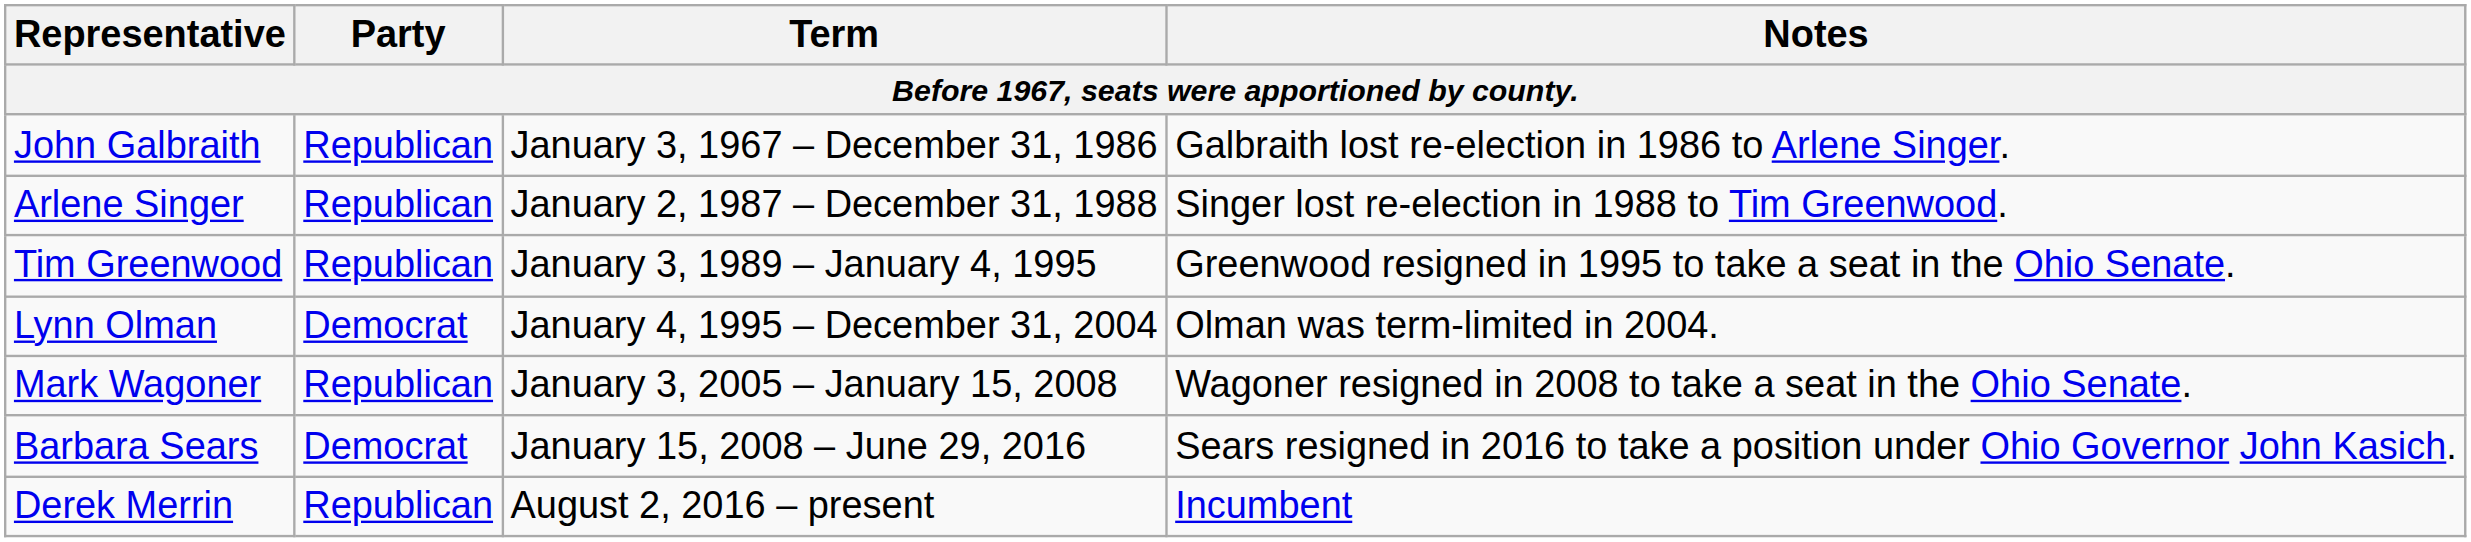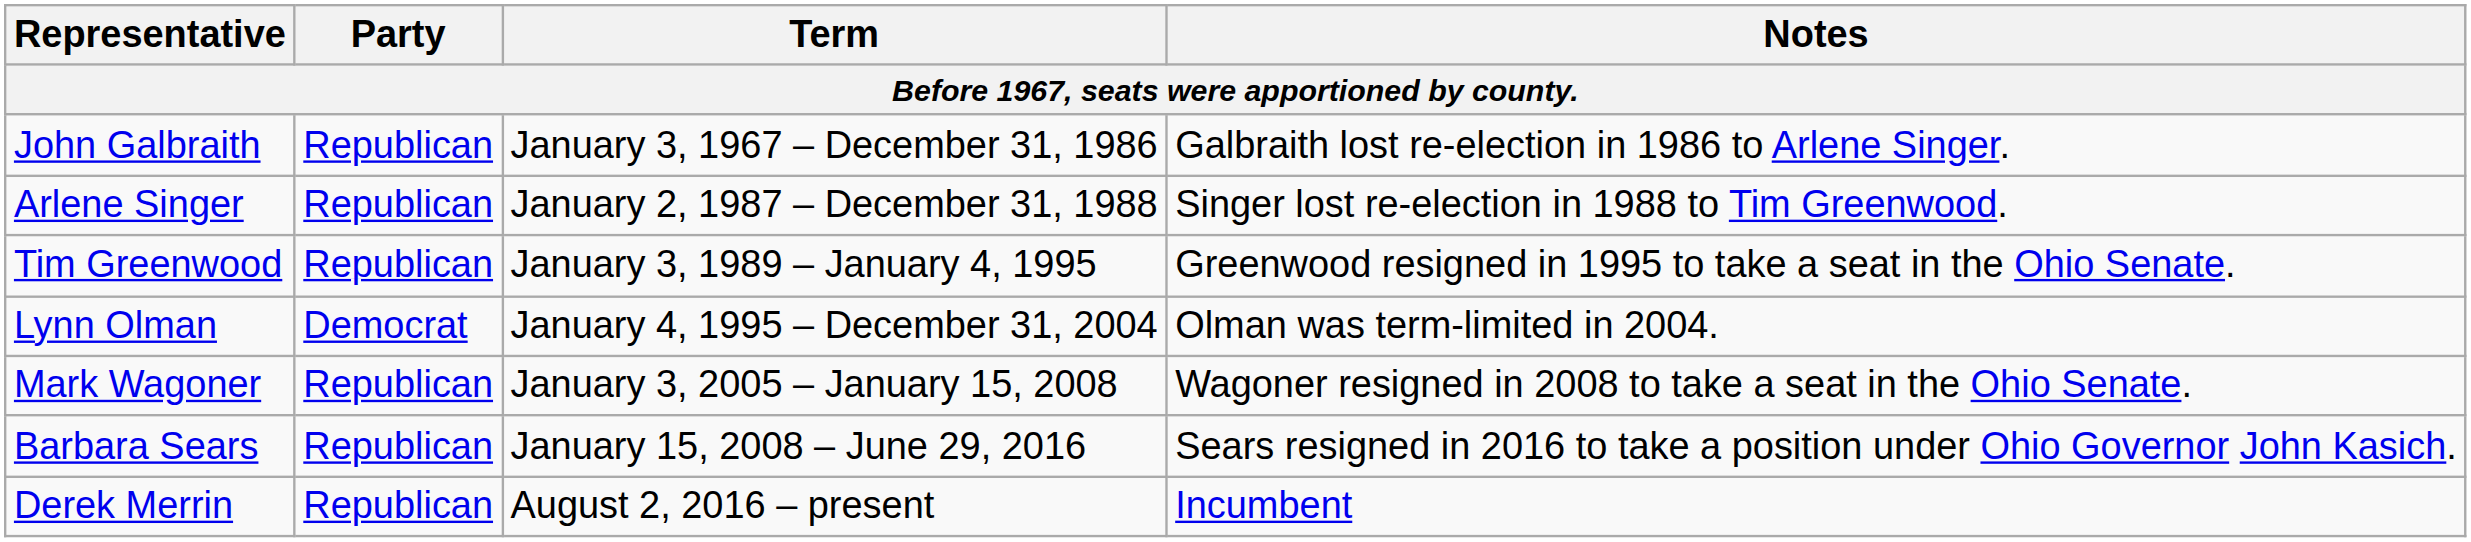(385, 445) Democrat -> (398, 445) Republican
